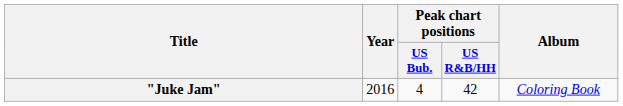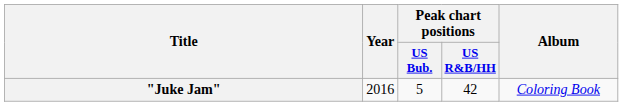(420, 89) 4 -> (420, 89) 5
